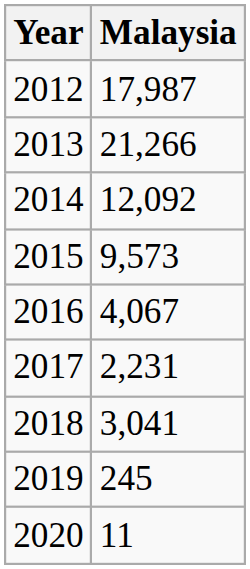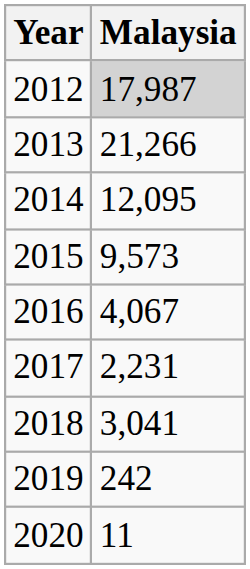(148, 88) no background -> (148, 88) lightgrey background
(148, 199) 12,092 -> (148, 199) 12,095
(126, 479) 245 -> (126, 479) 242
